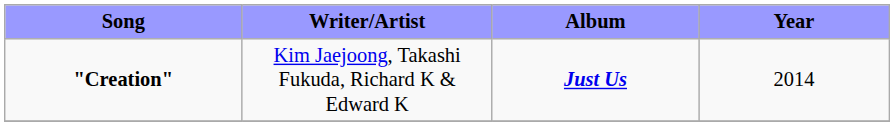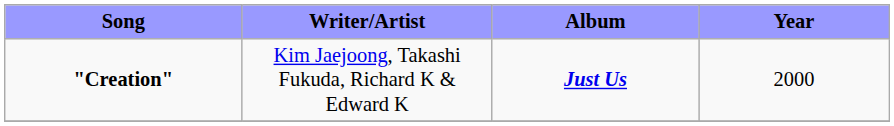(794, 79) 2014 -> (794, 79) 2000
